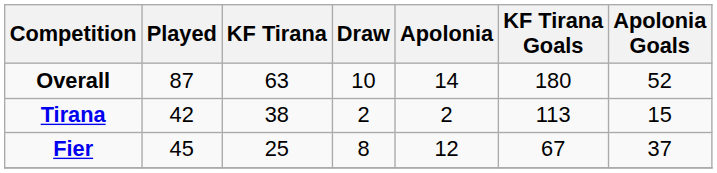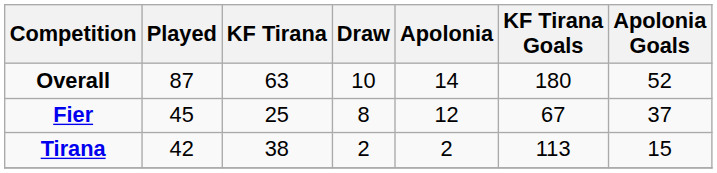rows swapped: (73, 115) <-> (73, 149)
